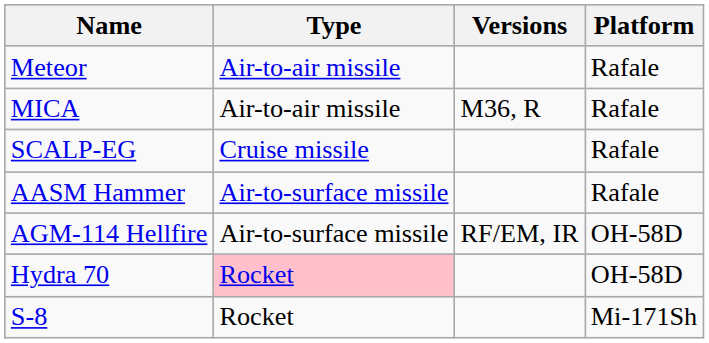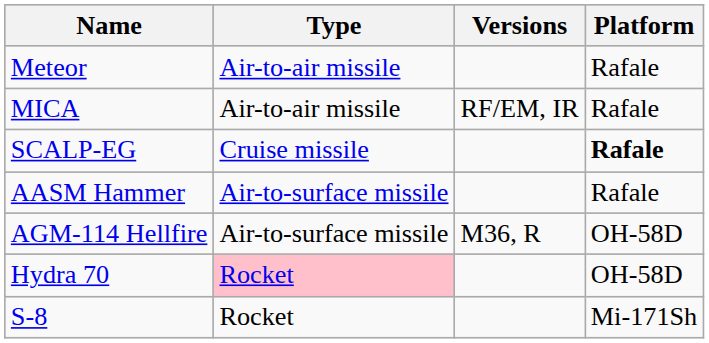(501, 108) M36, R -> (520, 108) RF/EM, IR
(625, 150) normal -> (627, 150) bold
(520, 233) RF/EM, IR -> (501, 233) M36, R
